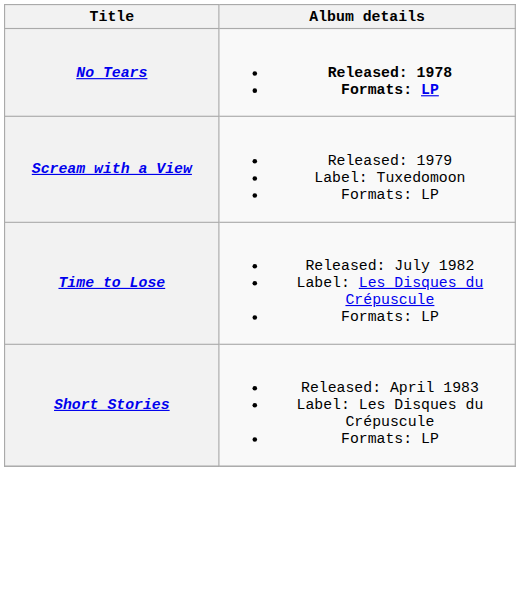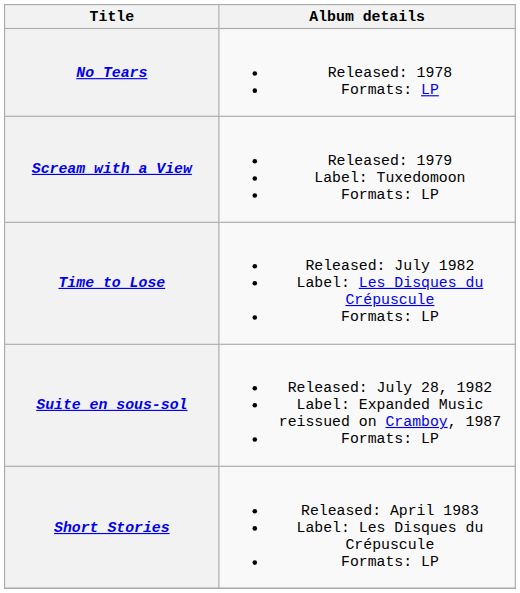(367, 81) bold -> (367, 81) normal
+ row: (112, 405)
